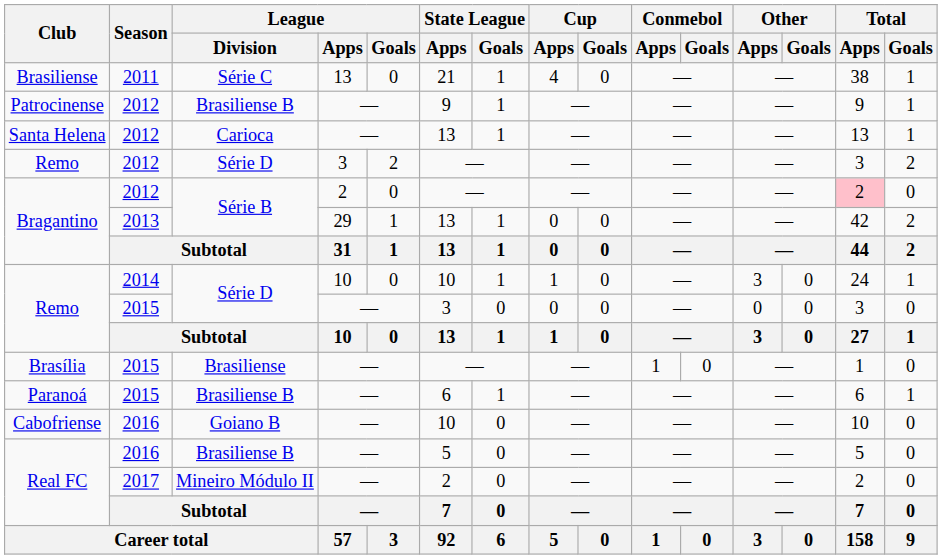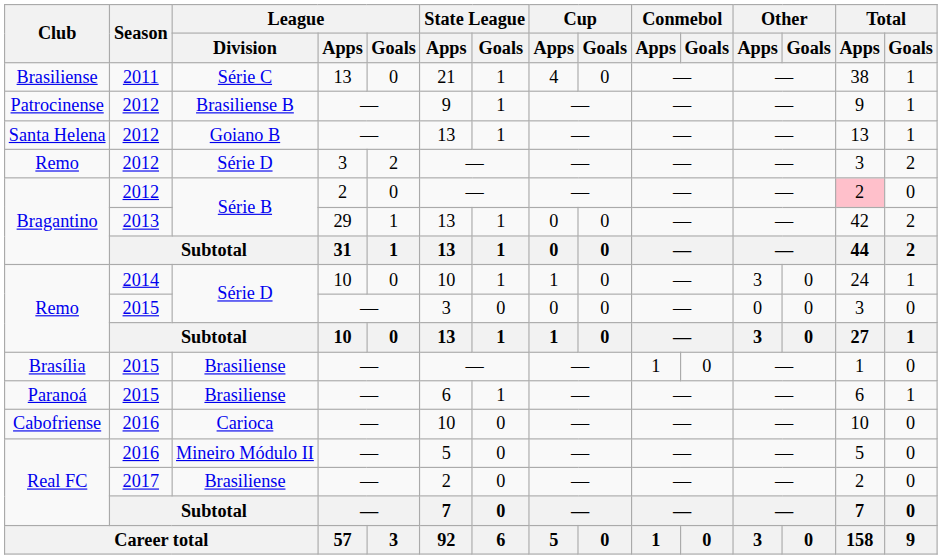(245, 134) Carioca -> (245, 134) Goiano B
(245, 395) Brasiliense B -> (245, 395) Brasiliense
(245, 423) Goiano B -> (245, 423) Carioca
(245, 452) Brasiliense B -> (245, 452) Mineiro Módulo II
(245, 481) Mineiro Módulo II -> (245, 481) Brasiliense
